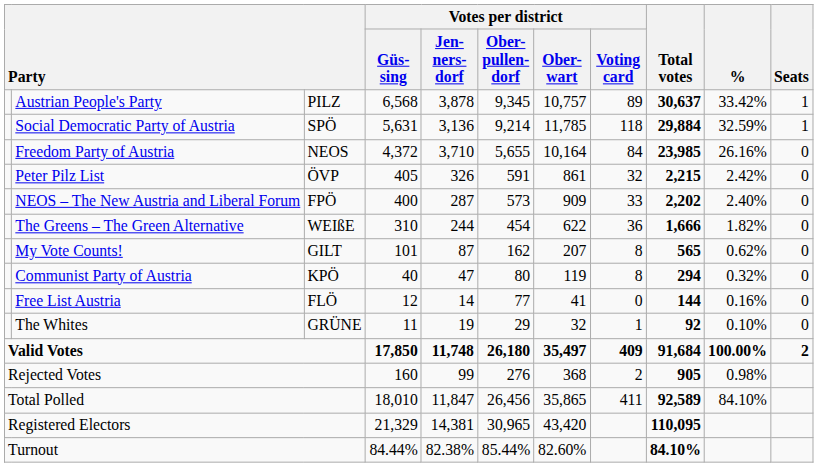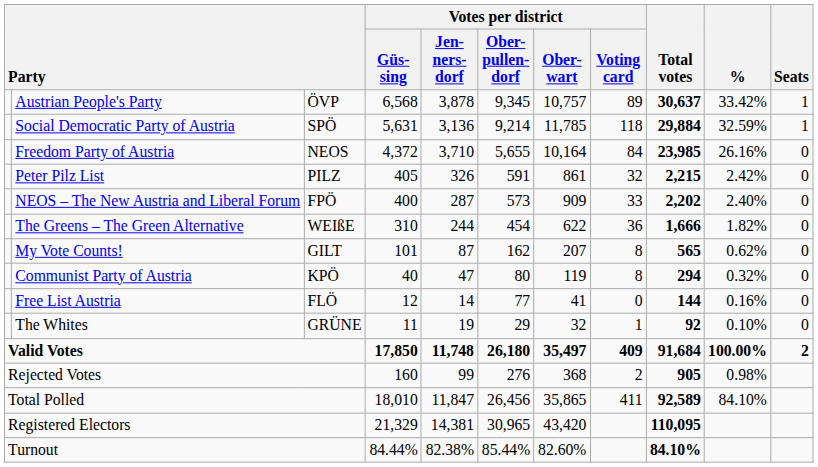(324, 101) PILZ -> (323, 101) ÖVP
(323, 176) ÖVP -> (324, 176) PILZ
